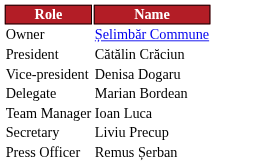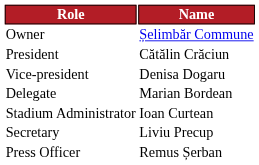- row: (48, 113)
+ row: (71, 113)
